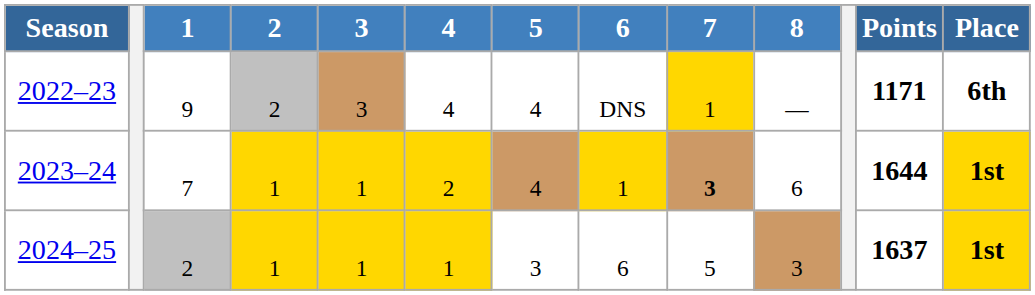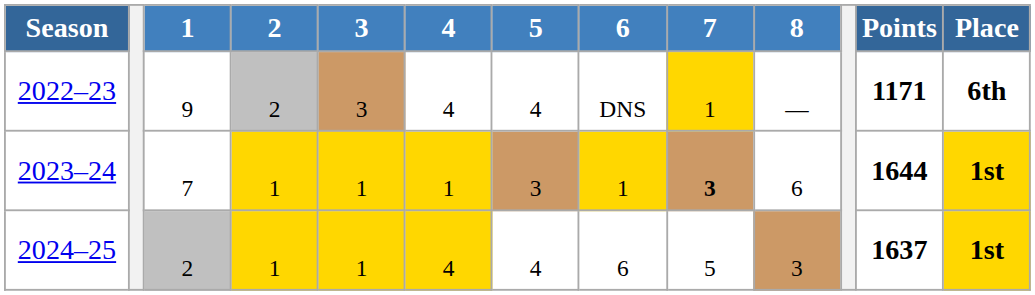(449, 189) 2 -> (449, 189) 1
(536, 189) 4 -> (536, 189) 3
(449, 269) 1 -> (449, 269) 4
(536, 269) 3 -> (536, 269) 4
